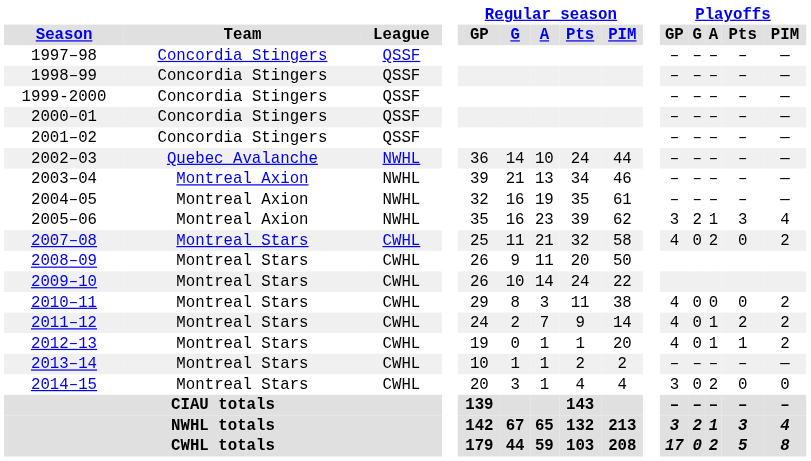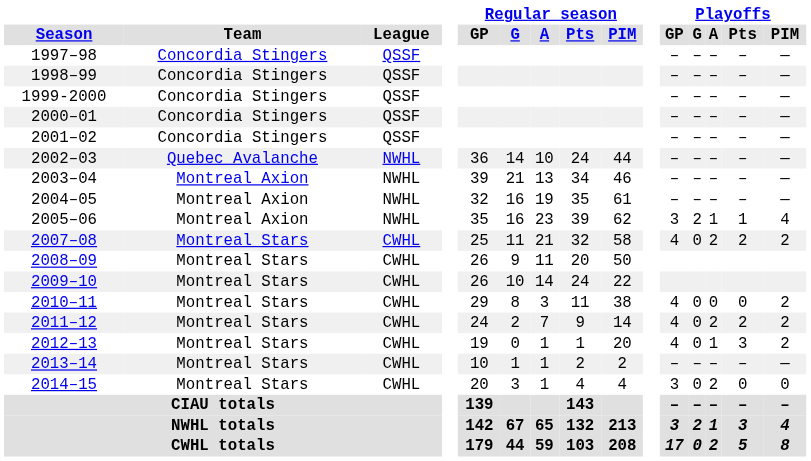(743, 220) 3 -> (743, 220) 1
(743, 241) 0 -> (743, 241) 2
(713, 323) 1 -> (713, 323) 2
(743, 343) 1 -> (743, 343) 3
